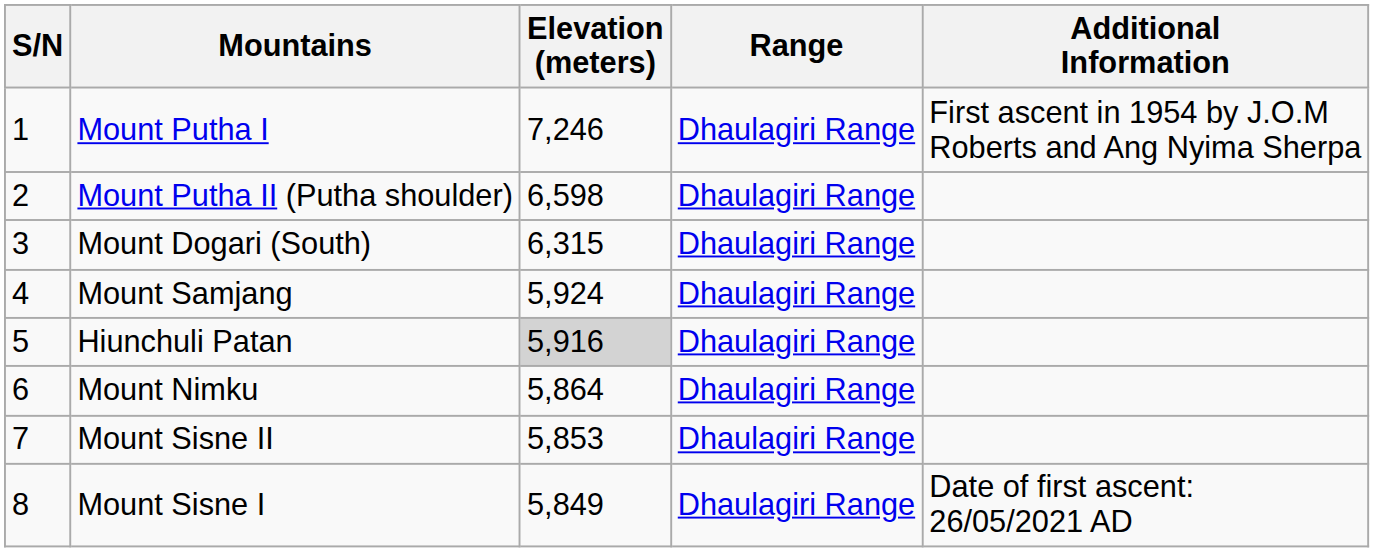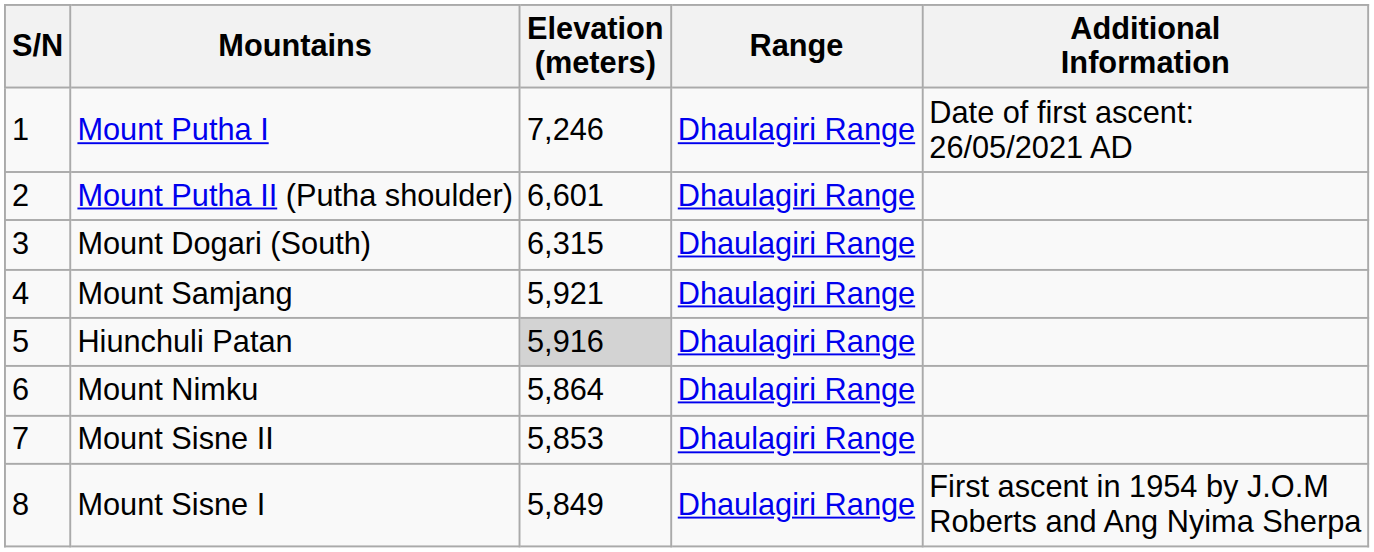(1145, 129) First ascent in 1954 by J.O.M Roberts and Ang Nyima Sherpa -> (1062, 129) Date of first ascent: 26/05/2021 AD
(565, 195) 6,598 -> (565, 195) 6,601
(565, 292) 5,924 -> (565, 292) 5,921
(1062, 505) Date of first ascent: 26/05/2021 AD -> (1145, 505) First ascent in 1954 by J.O.M Roberts and Ang Nyima Sherpa
